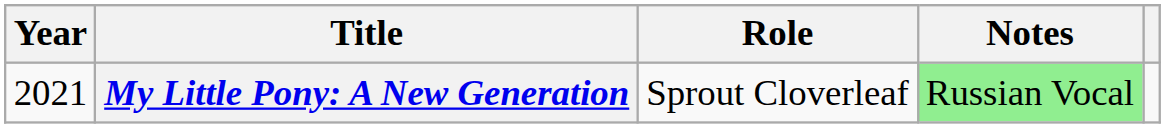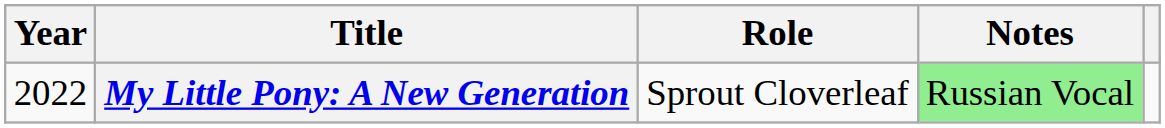(50, 92) 2021 -> (50, 92) 2022
